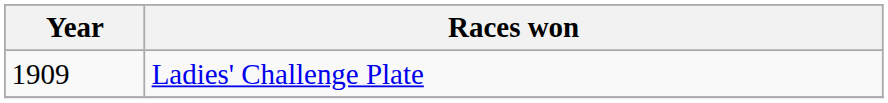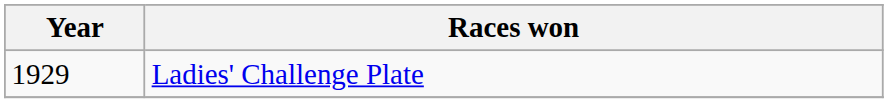(41, 73) 1909 -> (41, 73) 1929
